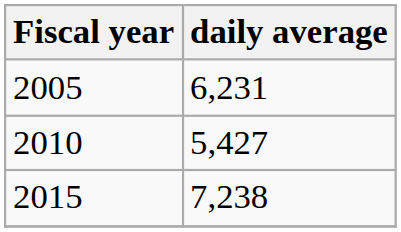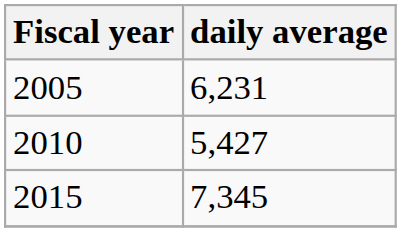(229, 197) 7,238 -> (229, 197) 7,345
